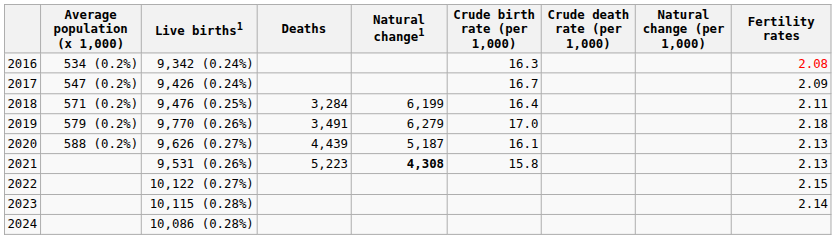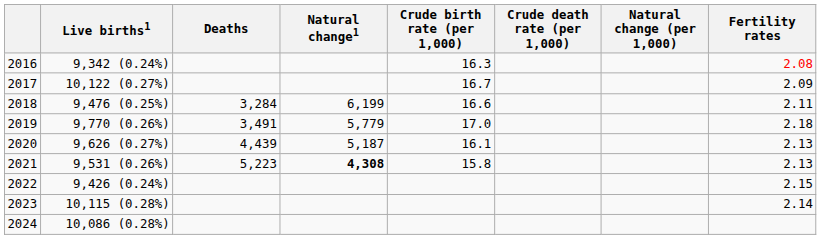- column: (91, 29)
(205, 83) 9,426 (0.24%) -> (118, 83) 10,122 (0.27%)
(523, 103) 16.4 -> (476, 103) 16.6
(425, 124) 6,279 -> (366, 124) 5,779
(202, 184) 10,122 (0.27%) -> (121, 184) 9,426 (0.24%)
